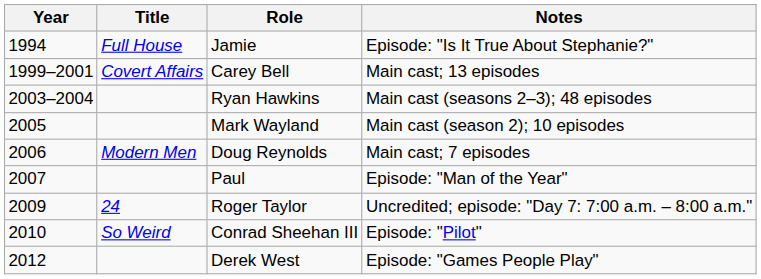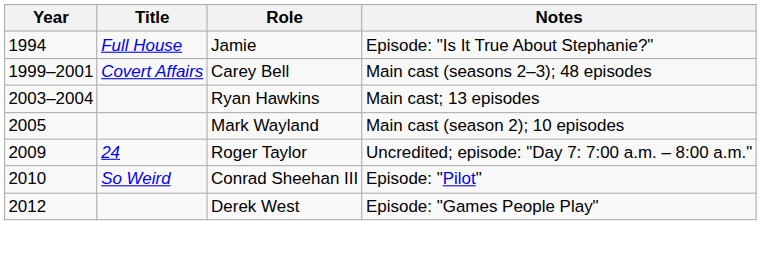(453, 71) Main cast; 13 episodes -> (509, 71) Main cast (seasons 2–3); 48 episodes
(509, 98) Main cast (seasons 2–3); 48 episodes -> (453, 98) Main cast; 13 episodes
- row: (269, 152)
- row: (228, 179)
